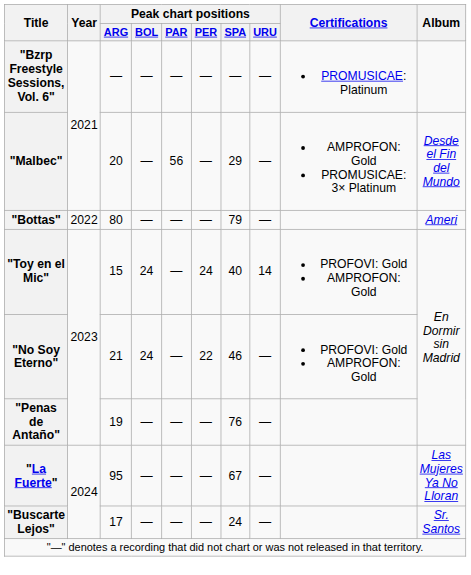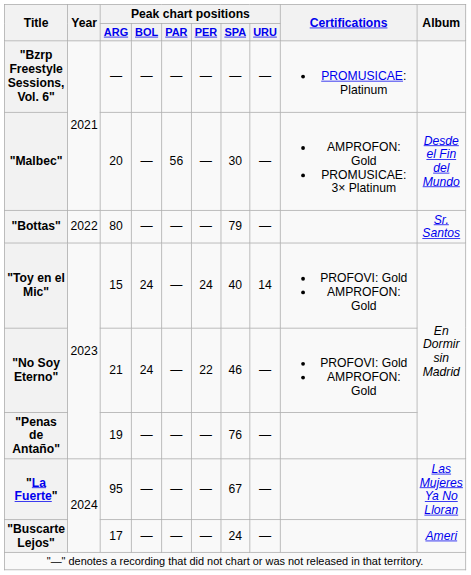(235, 161) 29 -> (235, 161) 30
(441, 220) Ameri -> (441, 226) Sr. Santos
(441, 522) Sr. Santos -> (441, 536) Ameri
